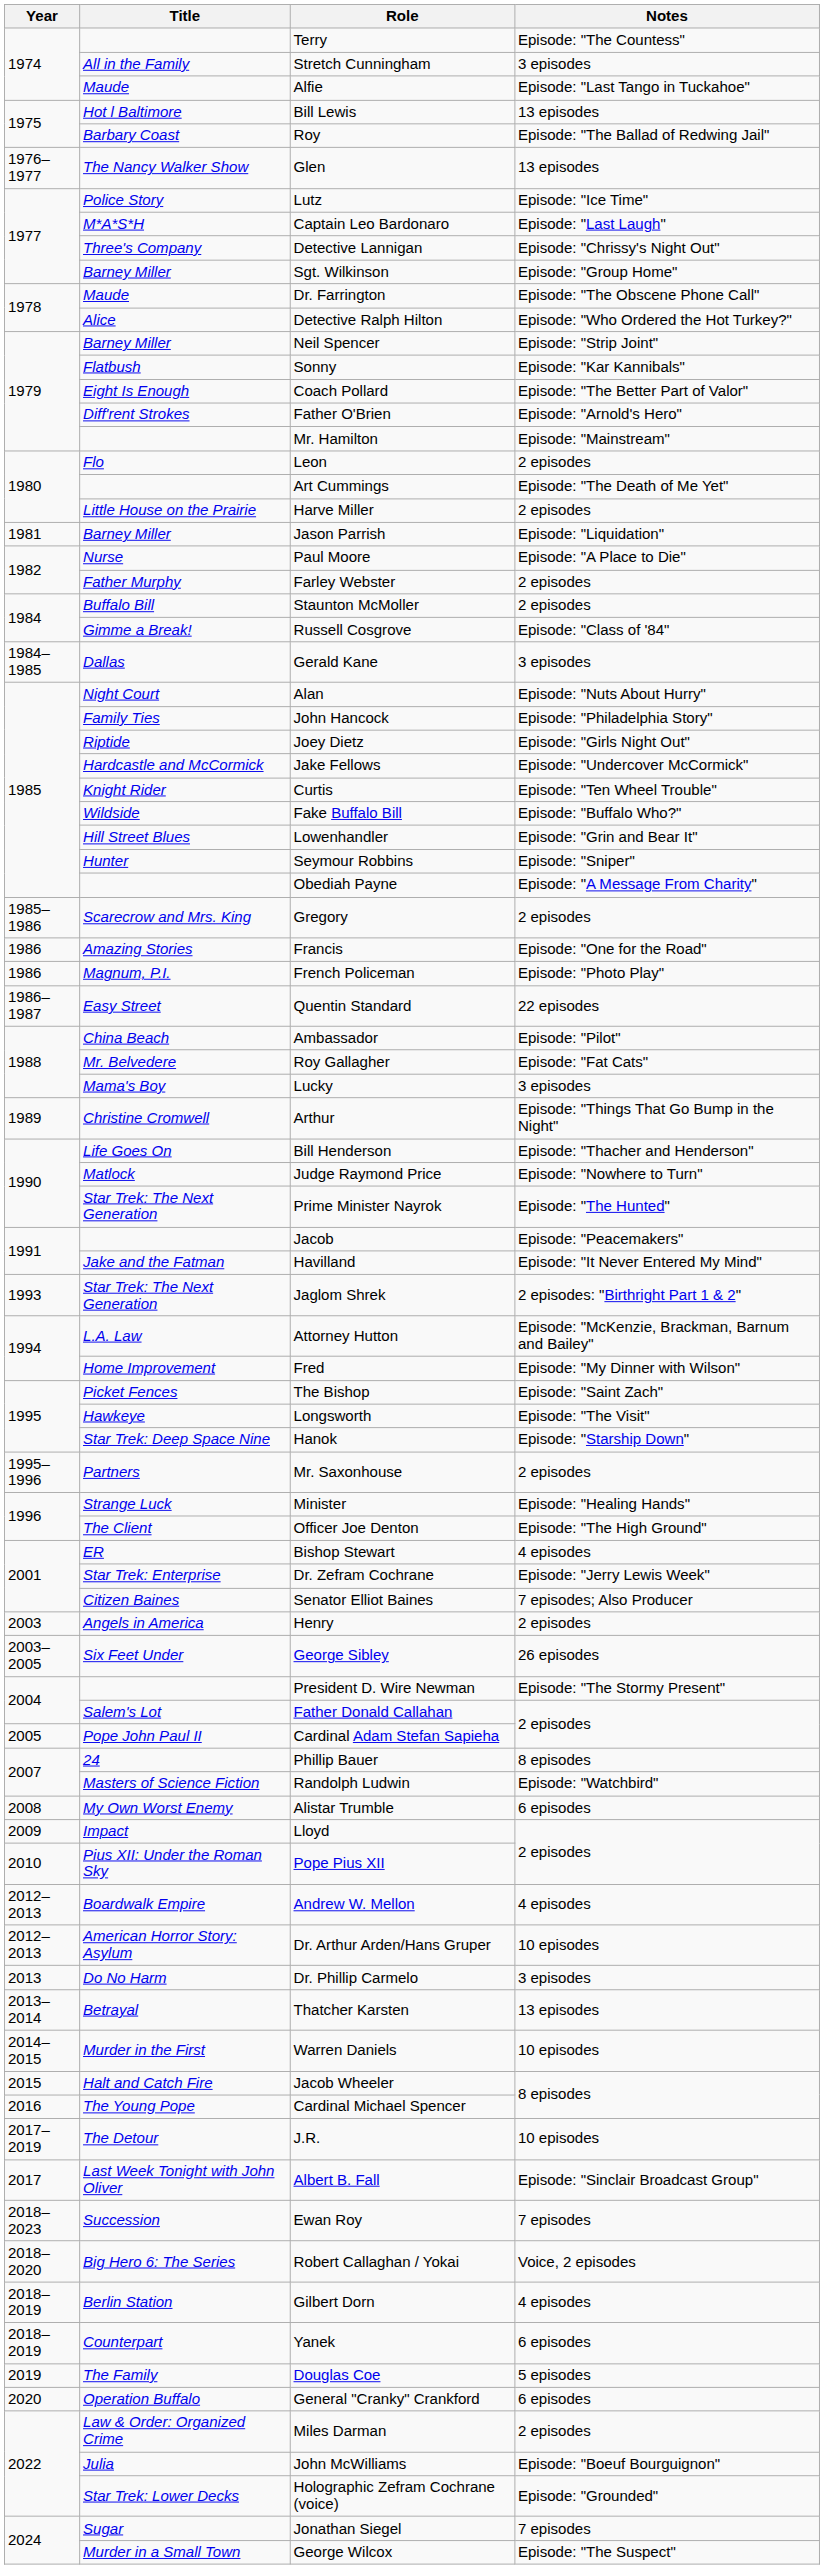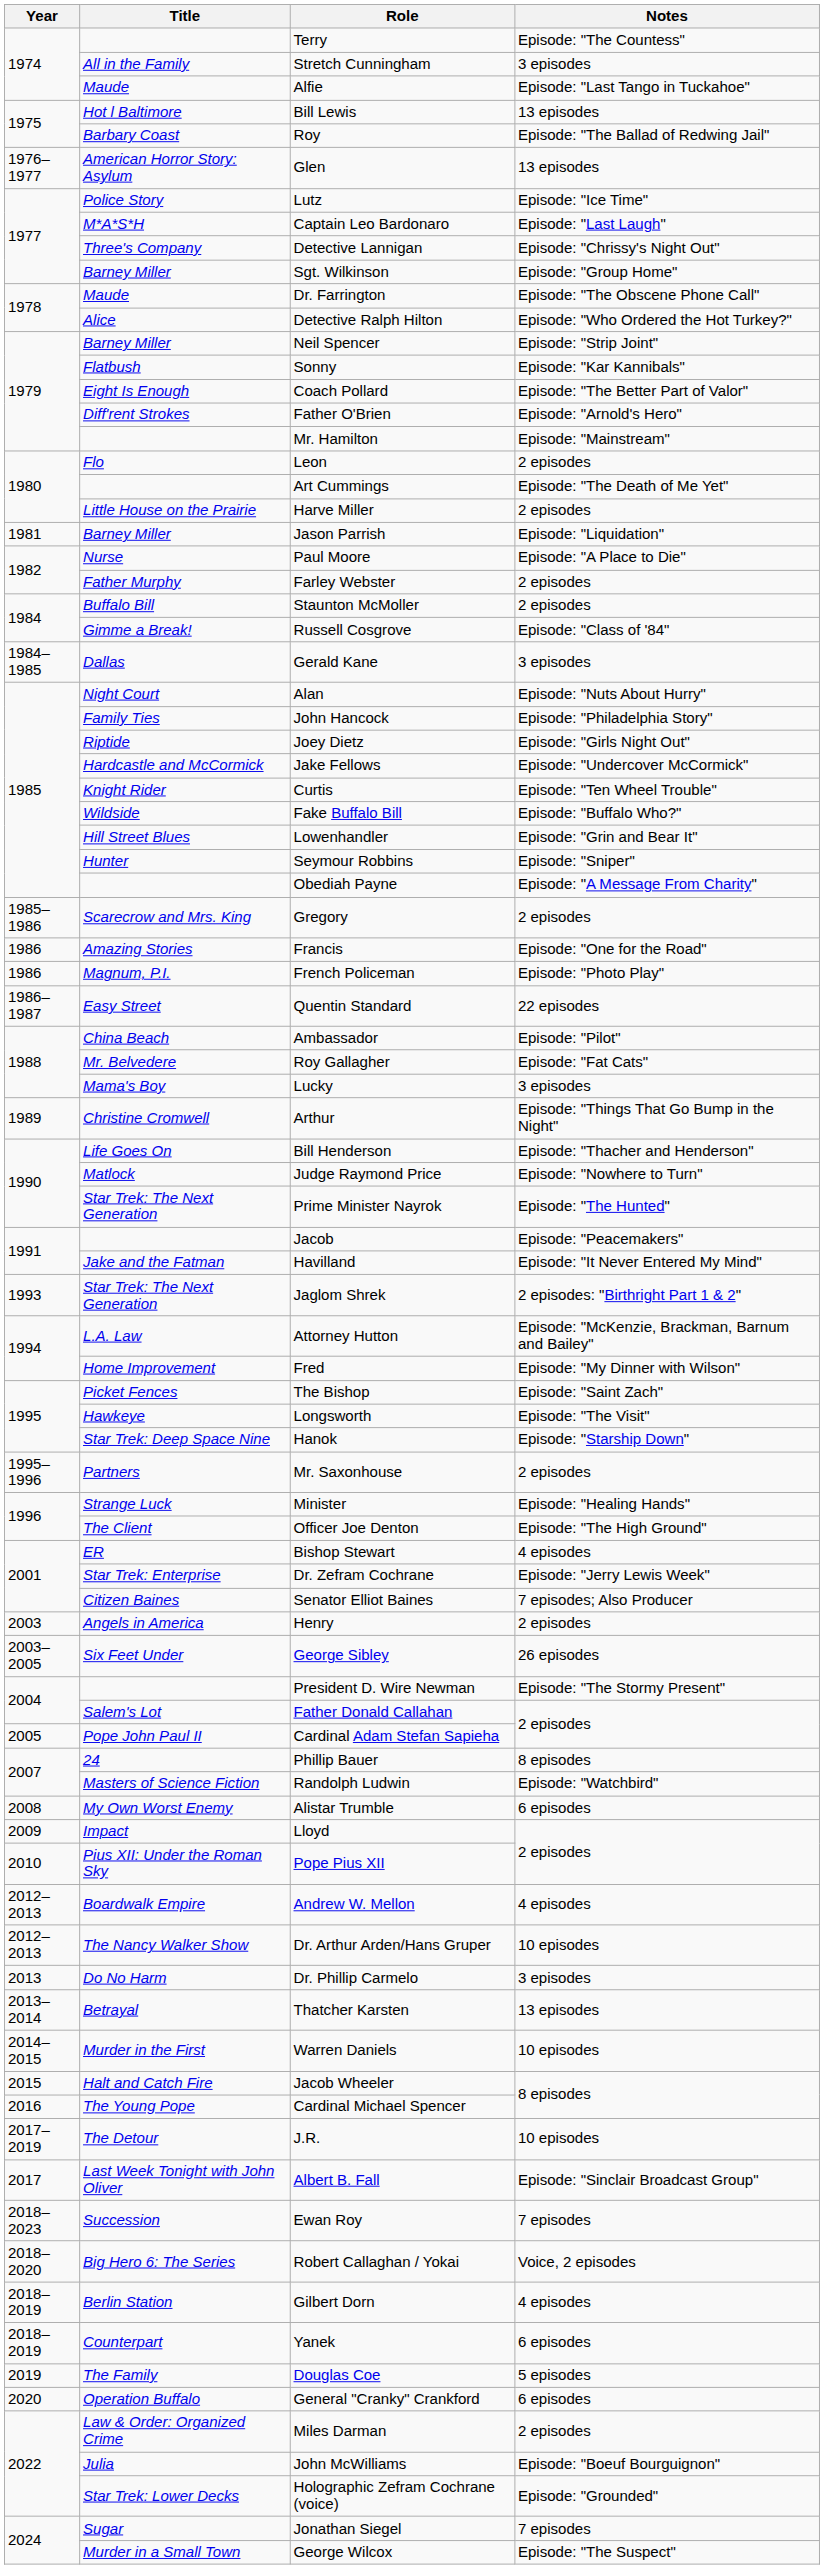(166, 168) The Nancy Walker Show -> (160, 168) American Horror Story: Asylum
(160, 1945) American Horror Story: Asylum -> (166, 1945) The Nancy Walker Show
